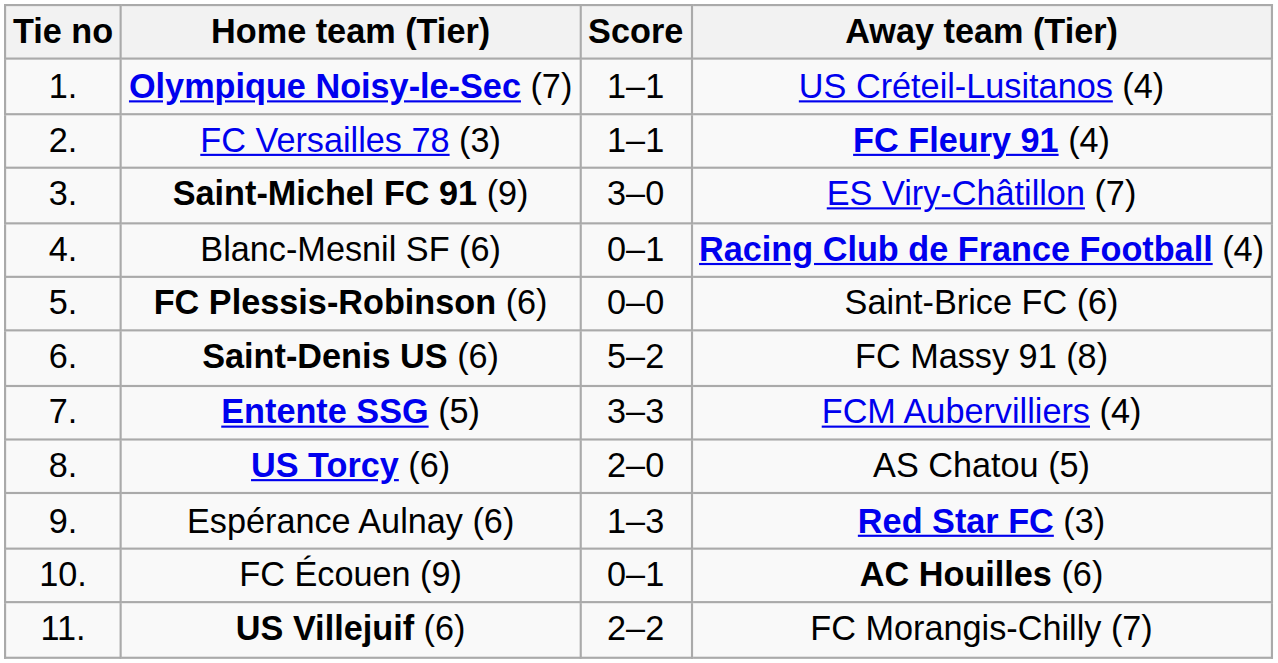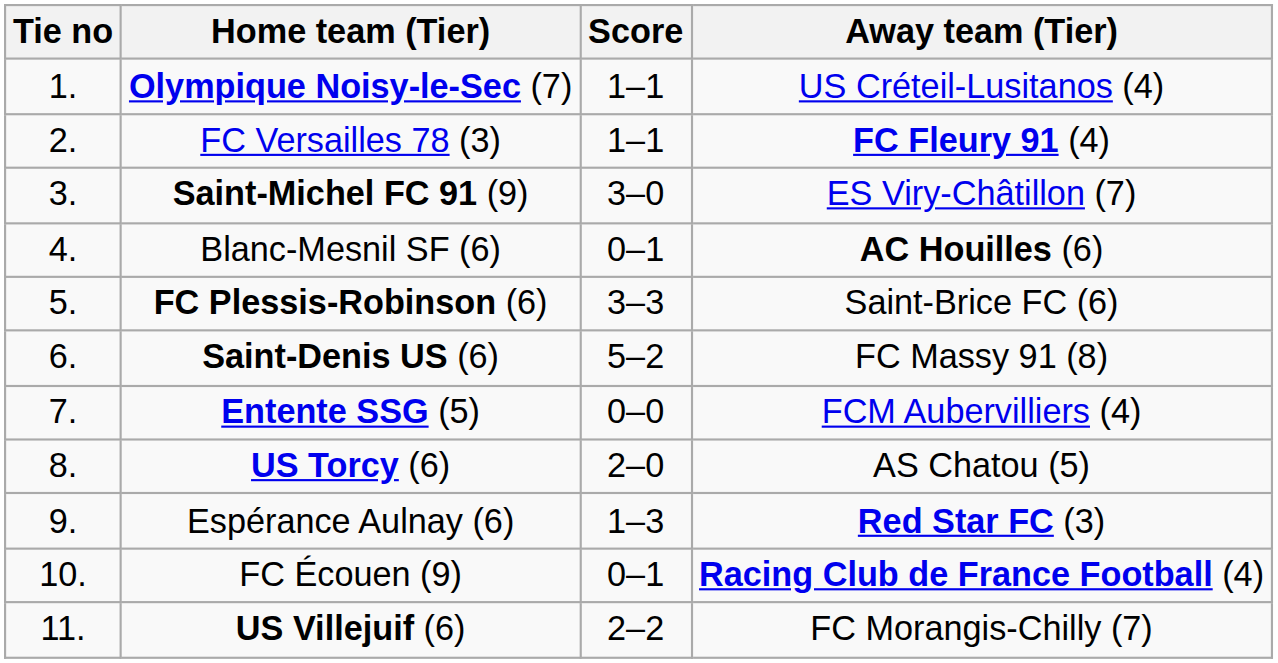(982, 248) Racing Club de France Football (4) -> (982, 248) AC Houilles (6)
(636, 303) 0–0 -> (636, 303) 3–3
(636, 411) 3–3 -> (636, 411) 0–0
(982, 574) AC Houilles (6) -> (982, 574) Racing Club de France Football (4)
